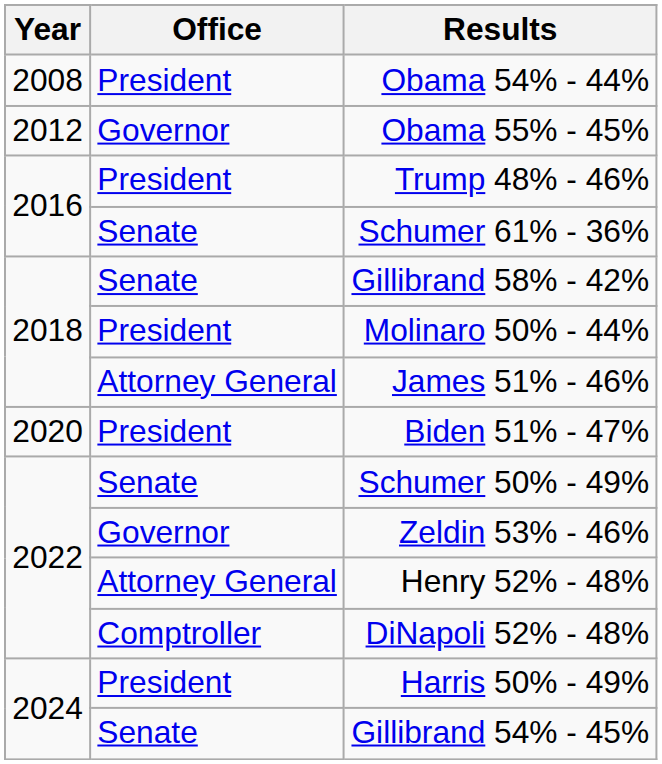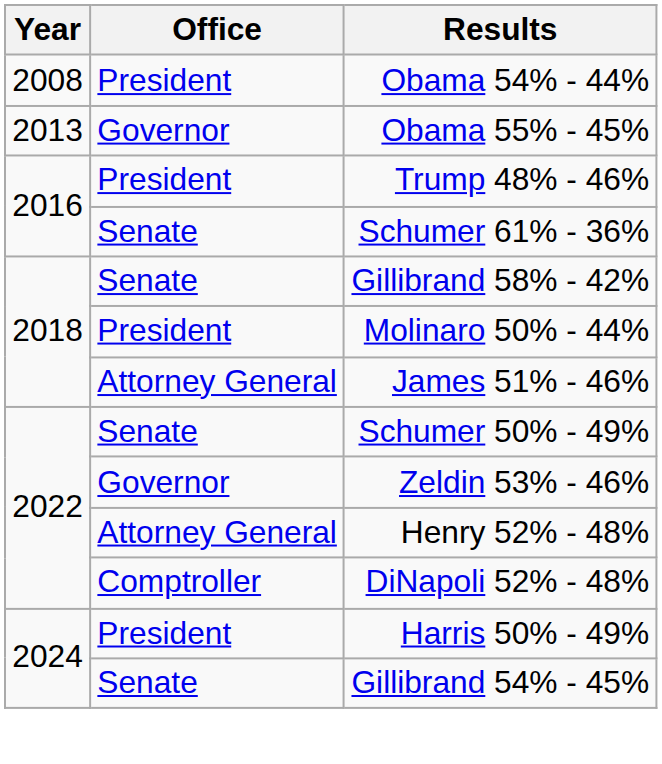(48, 130) 2012 -> (48, 130) 2013
- row: (527, 431)
